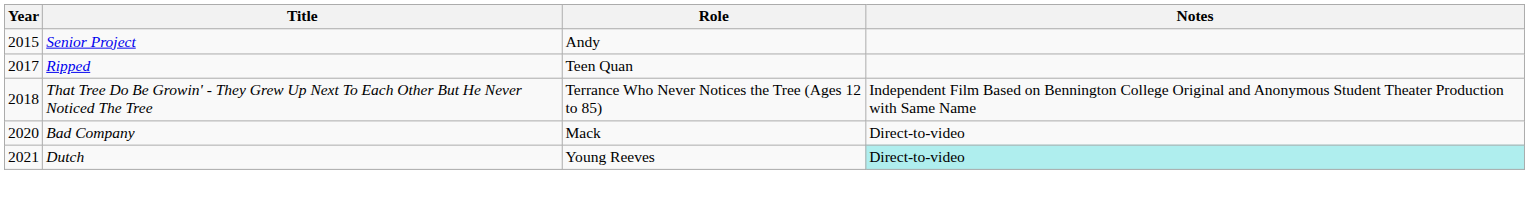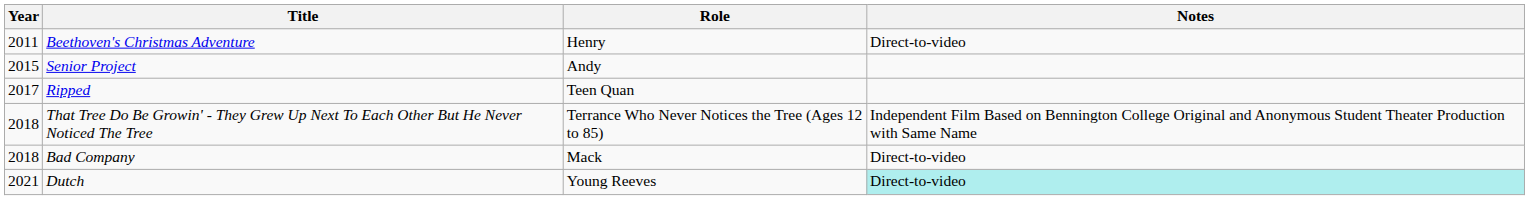+ row: (151, 41)
(24, 132) 2020 -> (24, 157) 2018
